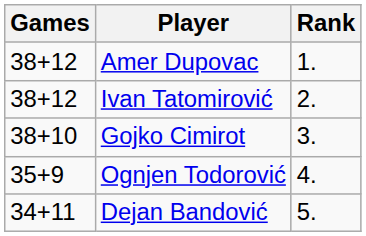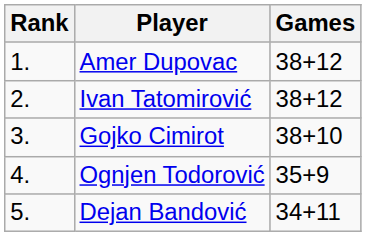columns swapped: (326, 23) <-> (50, 23)
